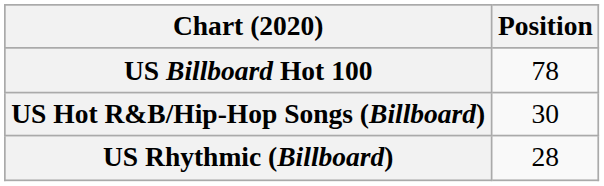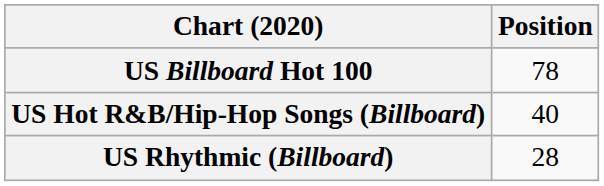(545, 113) 30 -> (545, 113) 40
